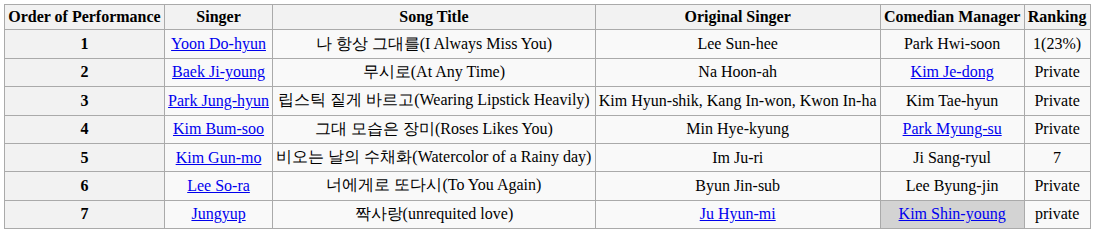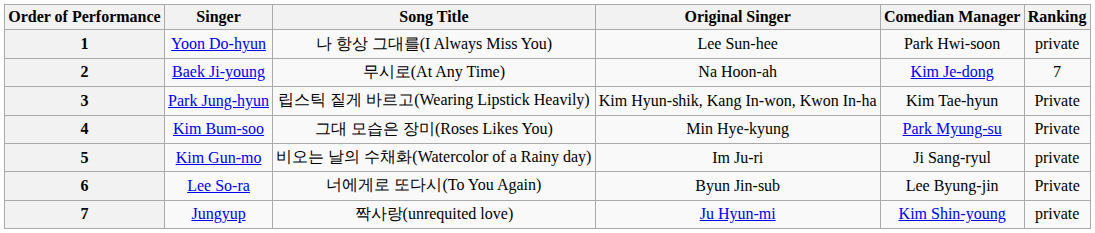(1057, 44) 1(23%) -> (1057, 44) private
(1057, 72) Private -> (1057, 72) 7
(1057, 157) 7 -> (1057, 157) private
(952, 214) lightgrey background -> (952, 214) no background
